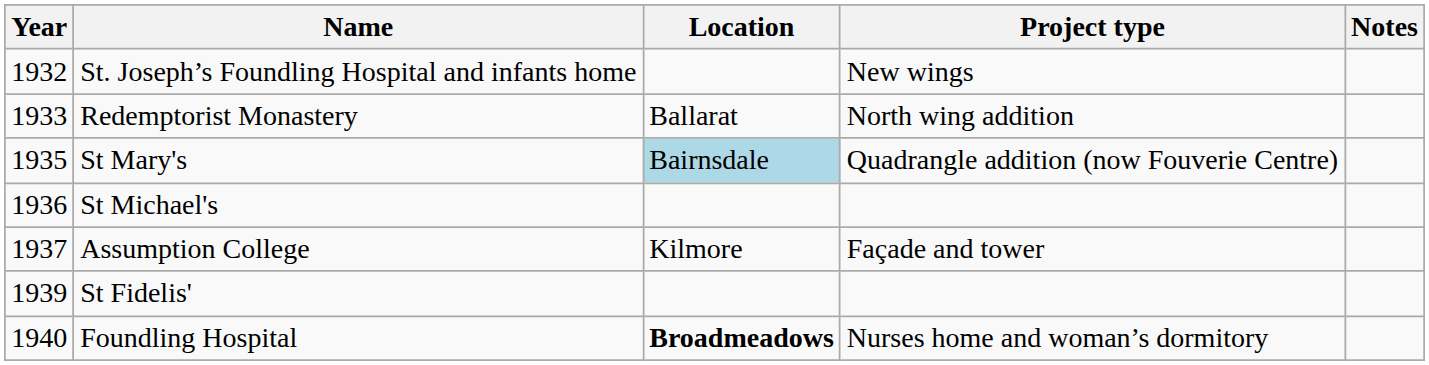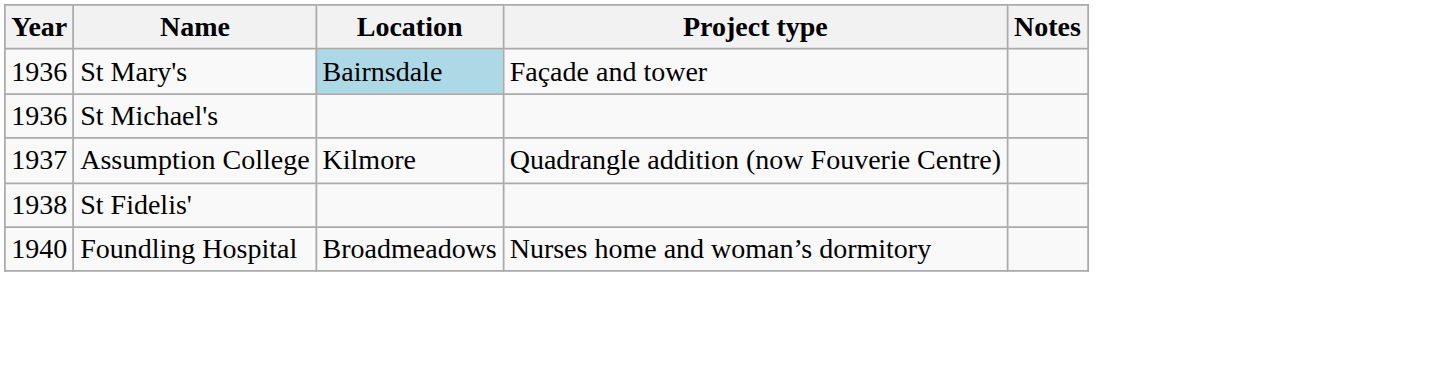- row: (358, 71)
- row: (219, 115)
(39, 159) 1935 -> (39, 71) 1936
(1092, 159) Quadrangle addition (now Fouverie Centre) -> (608, 71) Façade and tower
(946, 248) Façade and tower -> (755, 159) Quadrangle addition (now Fouverie Centre)
(39, 293) 1939 -> (39, 204) 1938
(742, 337) bold -> (410, 248) normal
